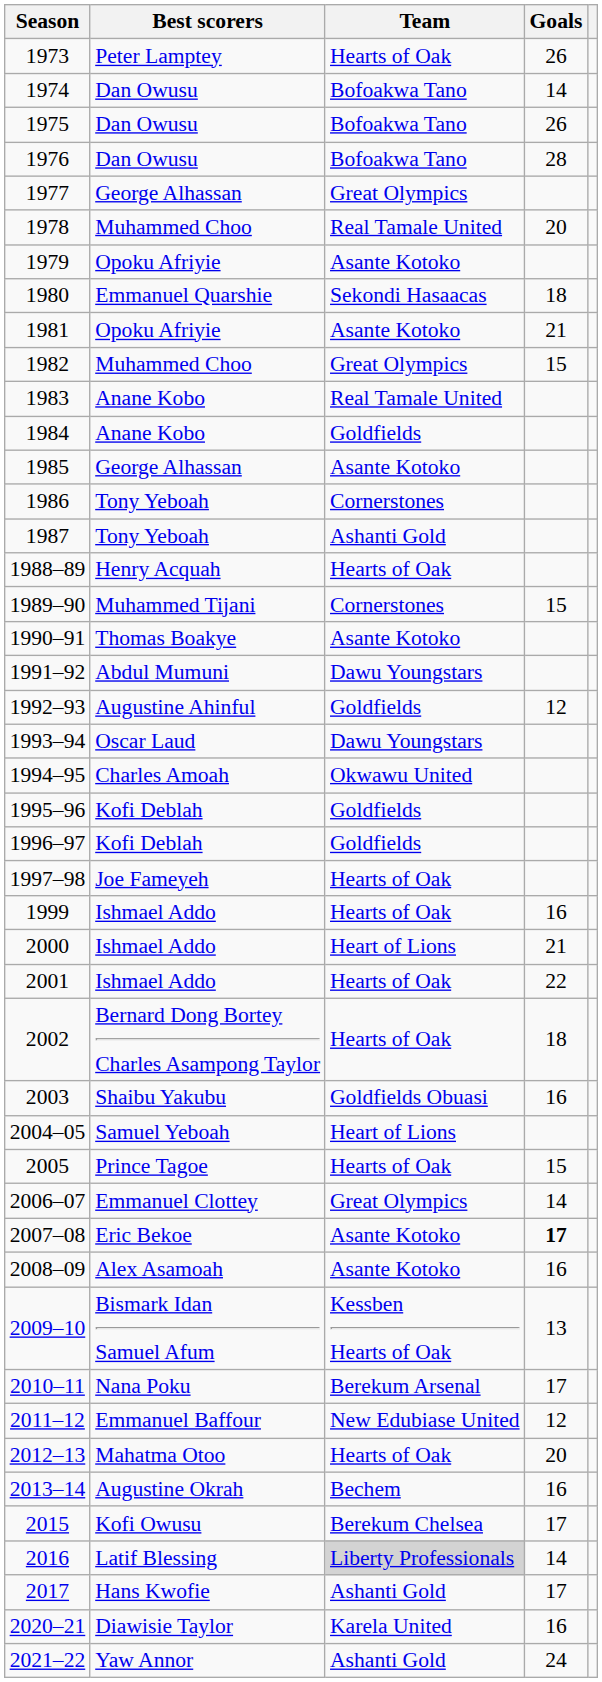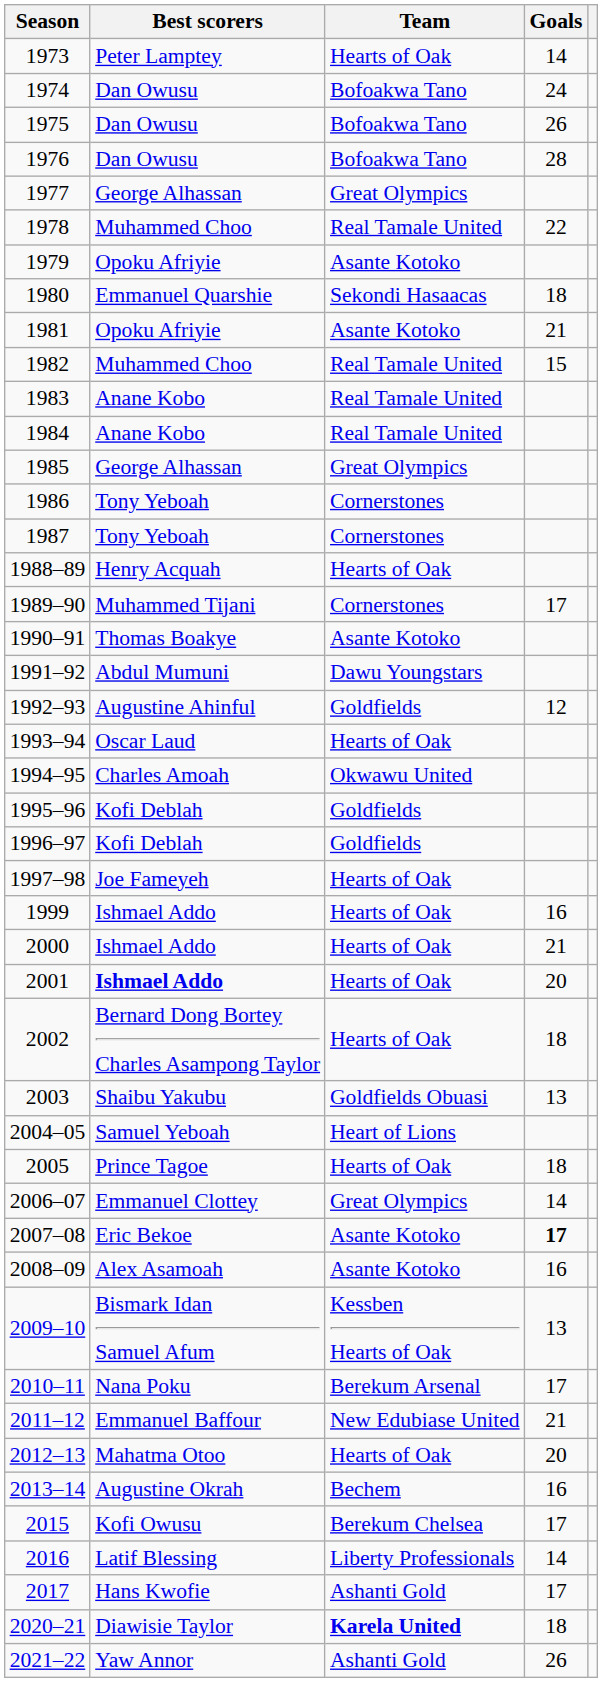(556, 55) 26 -> (556, 55) 14
(556, 90) 14 -> (556, 90) 24
(556, 227) 20 -> (556, 227) 22
(399, 364) Great Olympics -> (416, 364) Real Tamale United
(376, 432) Goldfields -> (416, 432) Real Tamale United
(395, 466) Asante Kotoko -> (399, 466) Great Olympics
(388, 535) Ashanti Gold -> (387, 535) Cornerstones
(556, 603) 15 -> (556, 603) 17
(406, 741) Dawu Youngstars -> (391, 741) Hearts of Oak
(393, 946) Heart of Lions -> (391, 946) Hearts of Oak
(156, 980) normal -> (159, 980) bold
(556, 980) 22 -> (556, 980) 20
(556, 1097) 16 -> (556, 1097) 13
(556, 1166) 15 -> (556, 1166) 18
(556, 1420) 12 -> (556, 1420) 21
(422, 1557) lightgrey background -> (422, 1557) no background
(391, 1626) normal -> (396, 1626) bold
(556, 1626) 16 -> (556, 1626) 18
(556, 1660) 24 -> (556, 1660) 26
